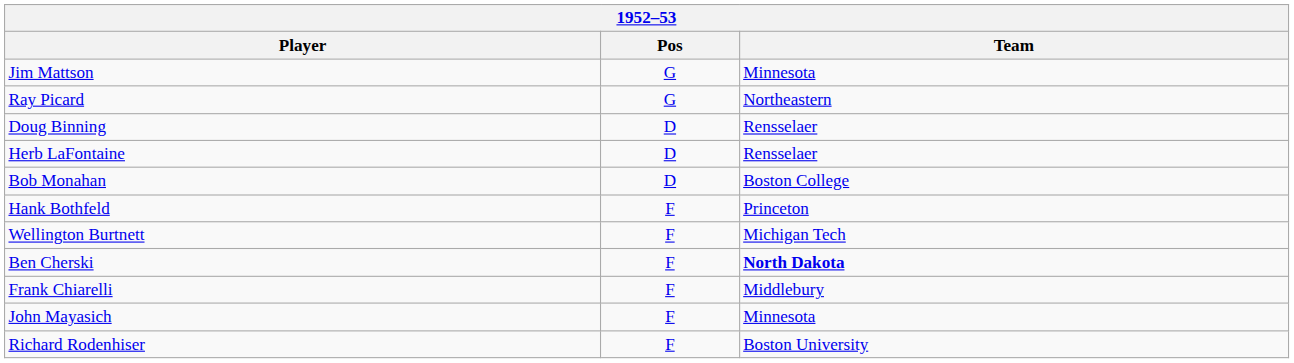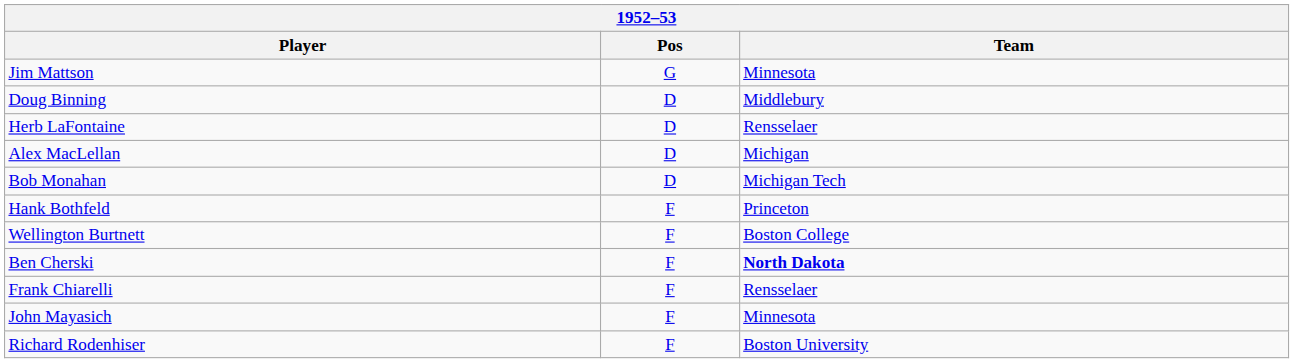- row: (46, 99)
(780, 126) Rensselaer -> (784, 99) Middlebury
+ row: (64, 153)
(796, 180) Boston College -> (794, 180) Michigan Tech
(794, 235) Michigan Tech -> (796, 235) Boston College
(784, 289) Middlebury -> (780, 289) Rensselaer
